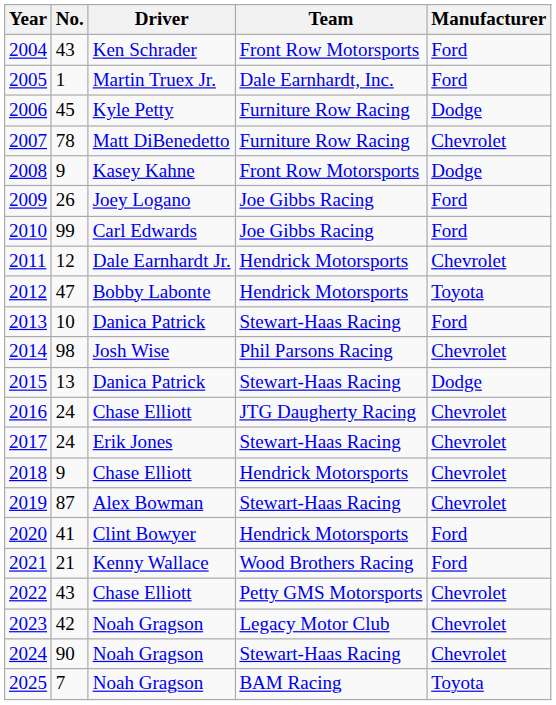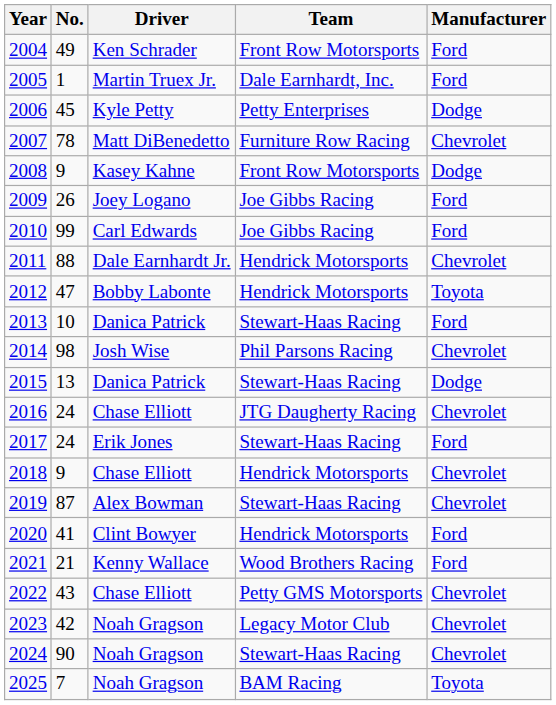(65, 49) 43 -> (65, 49) 49
(325, 110) Furniture Row Racing -> (304, 110) Petty Enterprises
(65, 261) 12 -> (65, 261) 88
(469, 442) Chevrolet -> (449, 442) Ford
